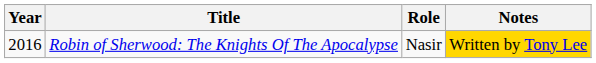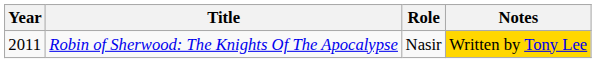(25, 44) 2016 -> (25, 44) 2011
